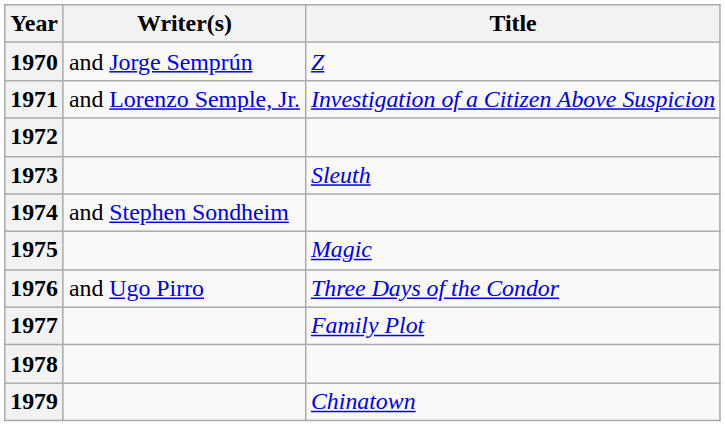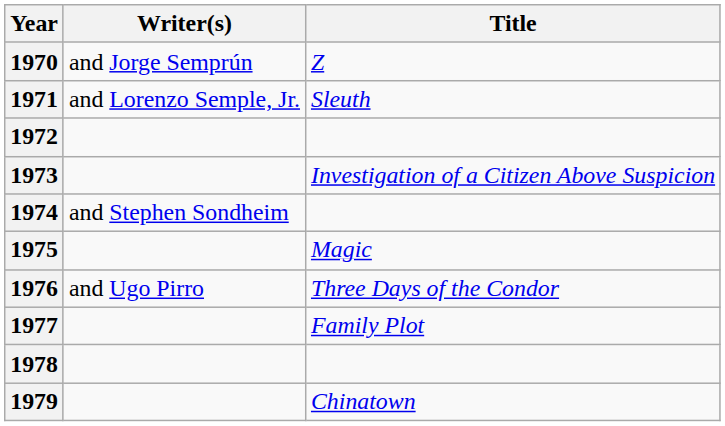(513, 99) Investigation of a Citizen Above Suspicion -> (341, 99) Sleuth
(341, 174) Sleuth -> (513, 174) Investigation of a Citizen Above Suspicion
